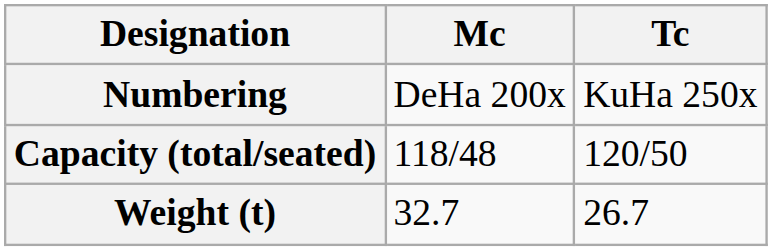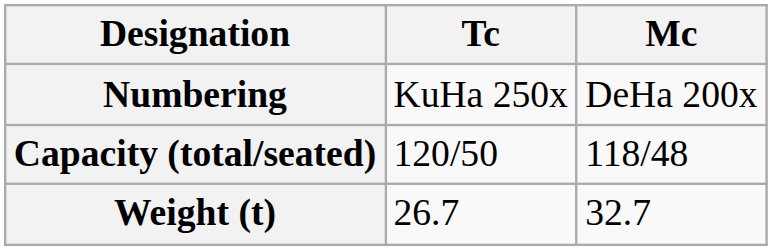columns swapped: (480, 34) <-> (670, 34)
